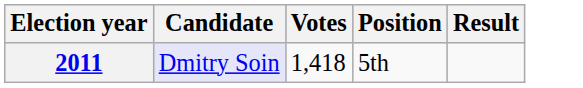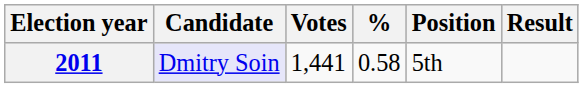+ column: (379, 23)
(318, 62) 1,418 -> (318, 62) 1,441
